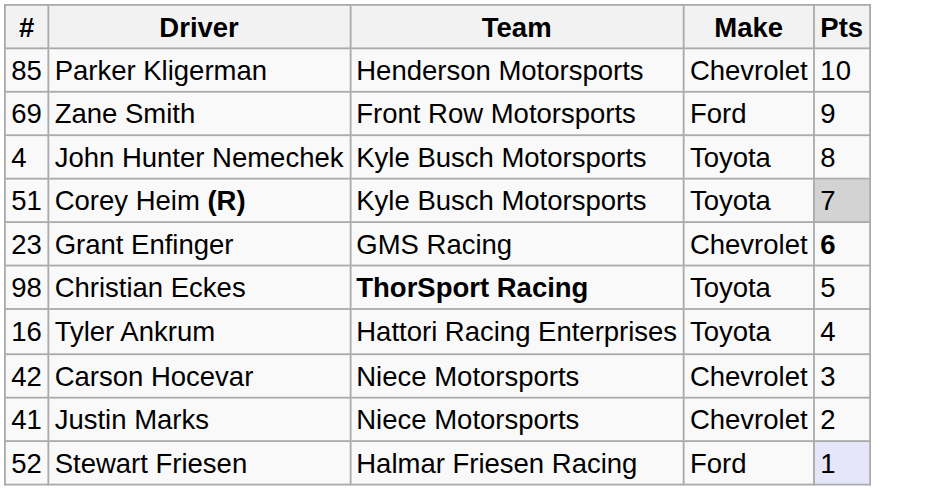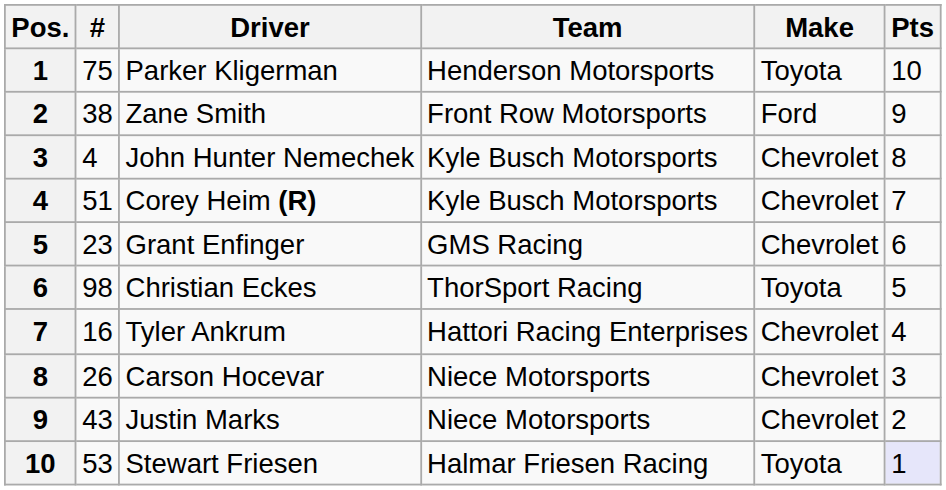+ column: (40, 27)
(27, 70) 85 -> (97, 70) 75
(749, 70) Chevrolet -> (801, 70) Toyota
(27, 114) 69 -> (97, 114) 38
(730, 158) Toyota -> (820, 158) Chevrolet
(730, 201) Toyota -> (820, 201) Chevrolet
(828, 201) lightgrey background -> (899, 201) no background
(828, 245) bold -> (899, 245) normal
(472, 288) bold -> (535, 288) normal
(730, 332) Toyota -> (820, 332) Chevrolet
(27, 375) 42 -> (97, 375) 26
(27, 419) 41 -> (97, 419) 43
(27, 462) 52 -> (97, 462) 53
(718, 462) Ford -> (801, 462) Toyota
